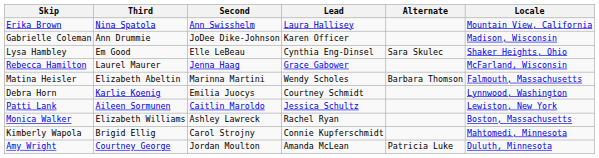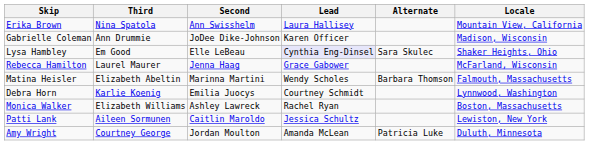(329, 52) no background -> (329, 52) lavender background
rows swapped: (31, 106) <-> (39, 120)
- row: (44, 133)
